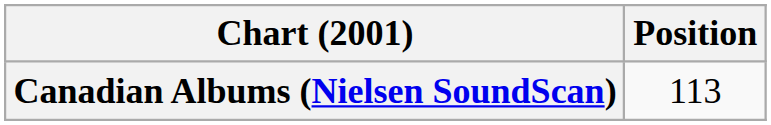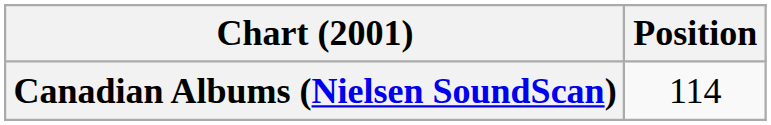(695, 90) 113 -> (695, 90) 114
